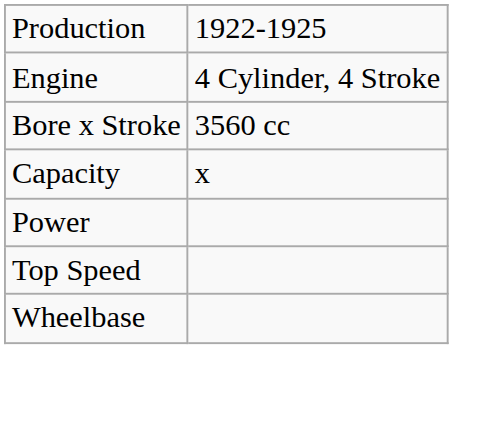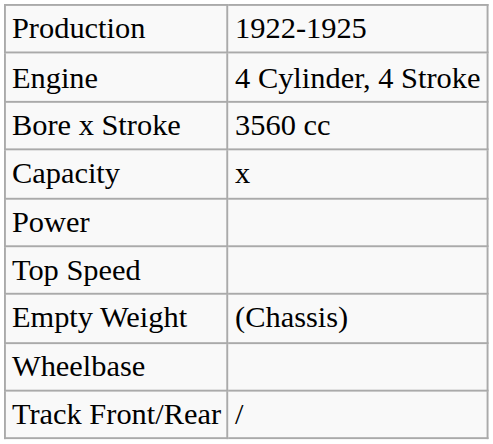+ row: (100, 317)
+ row: (117, 414)
